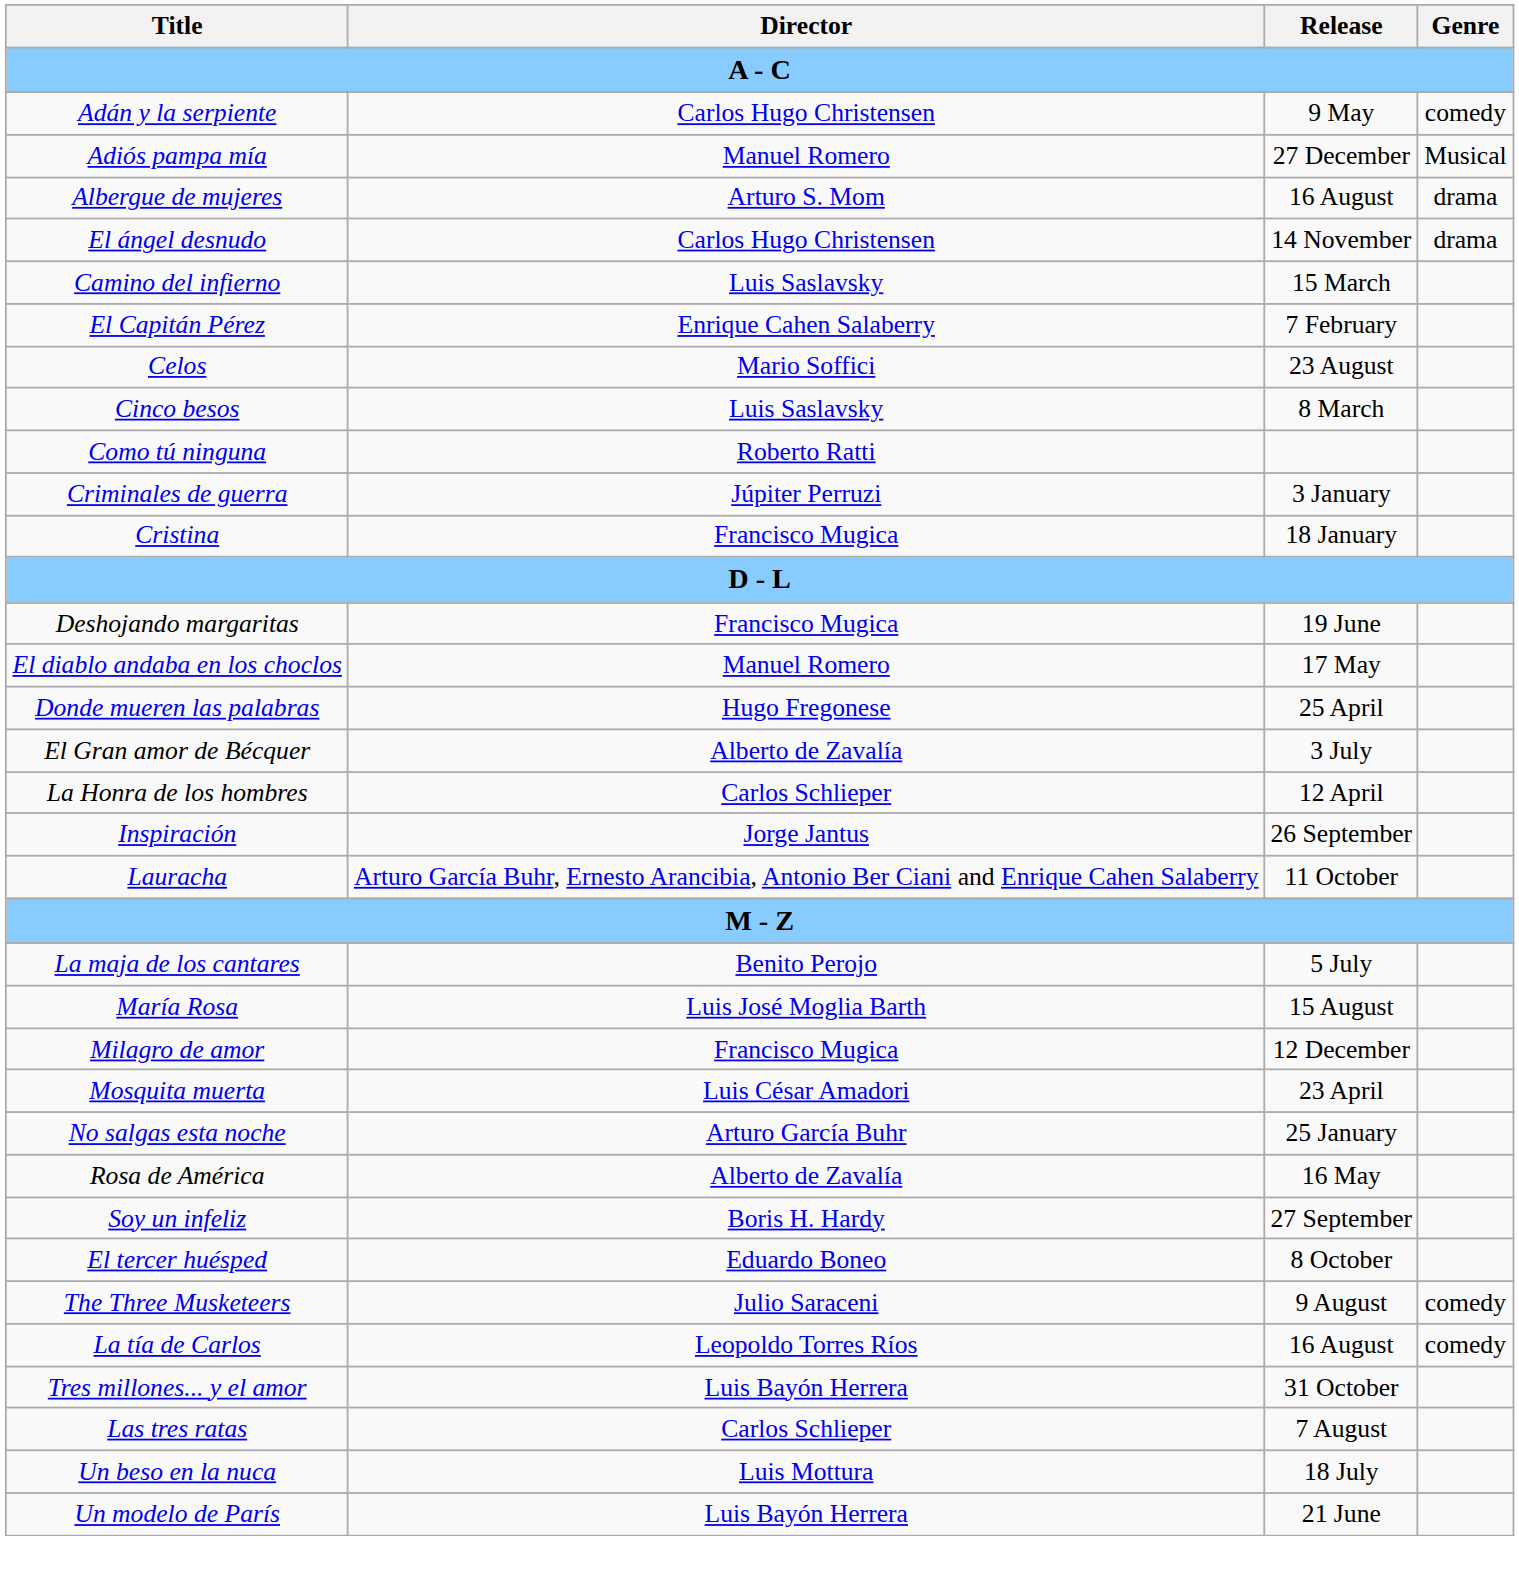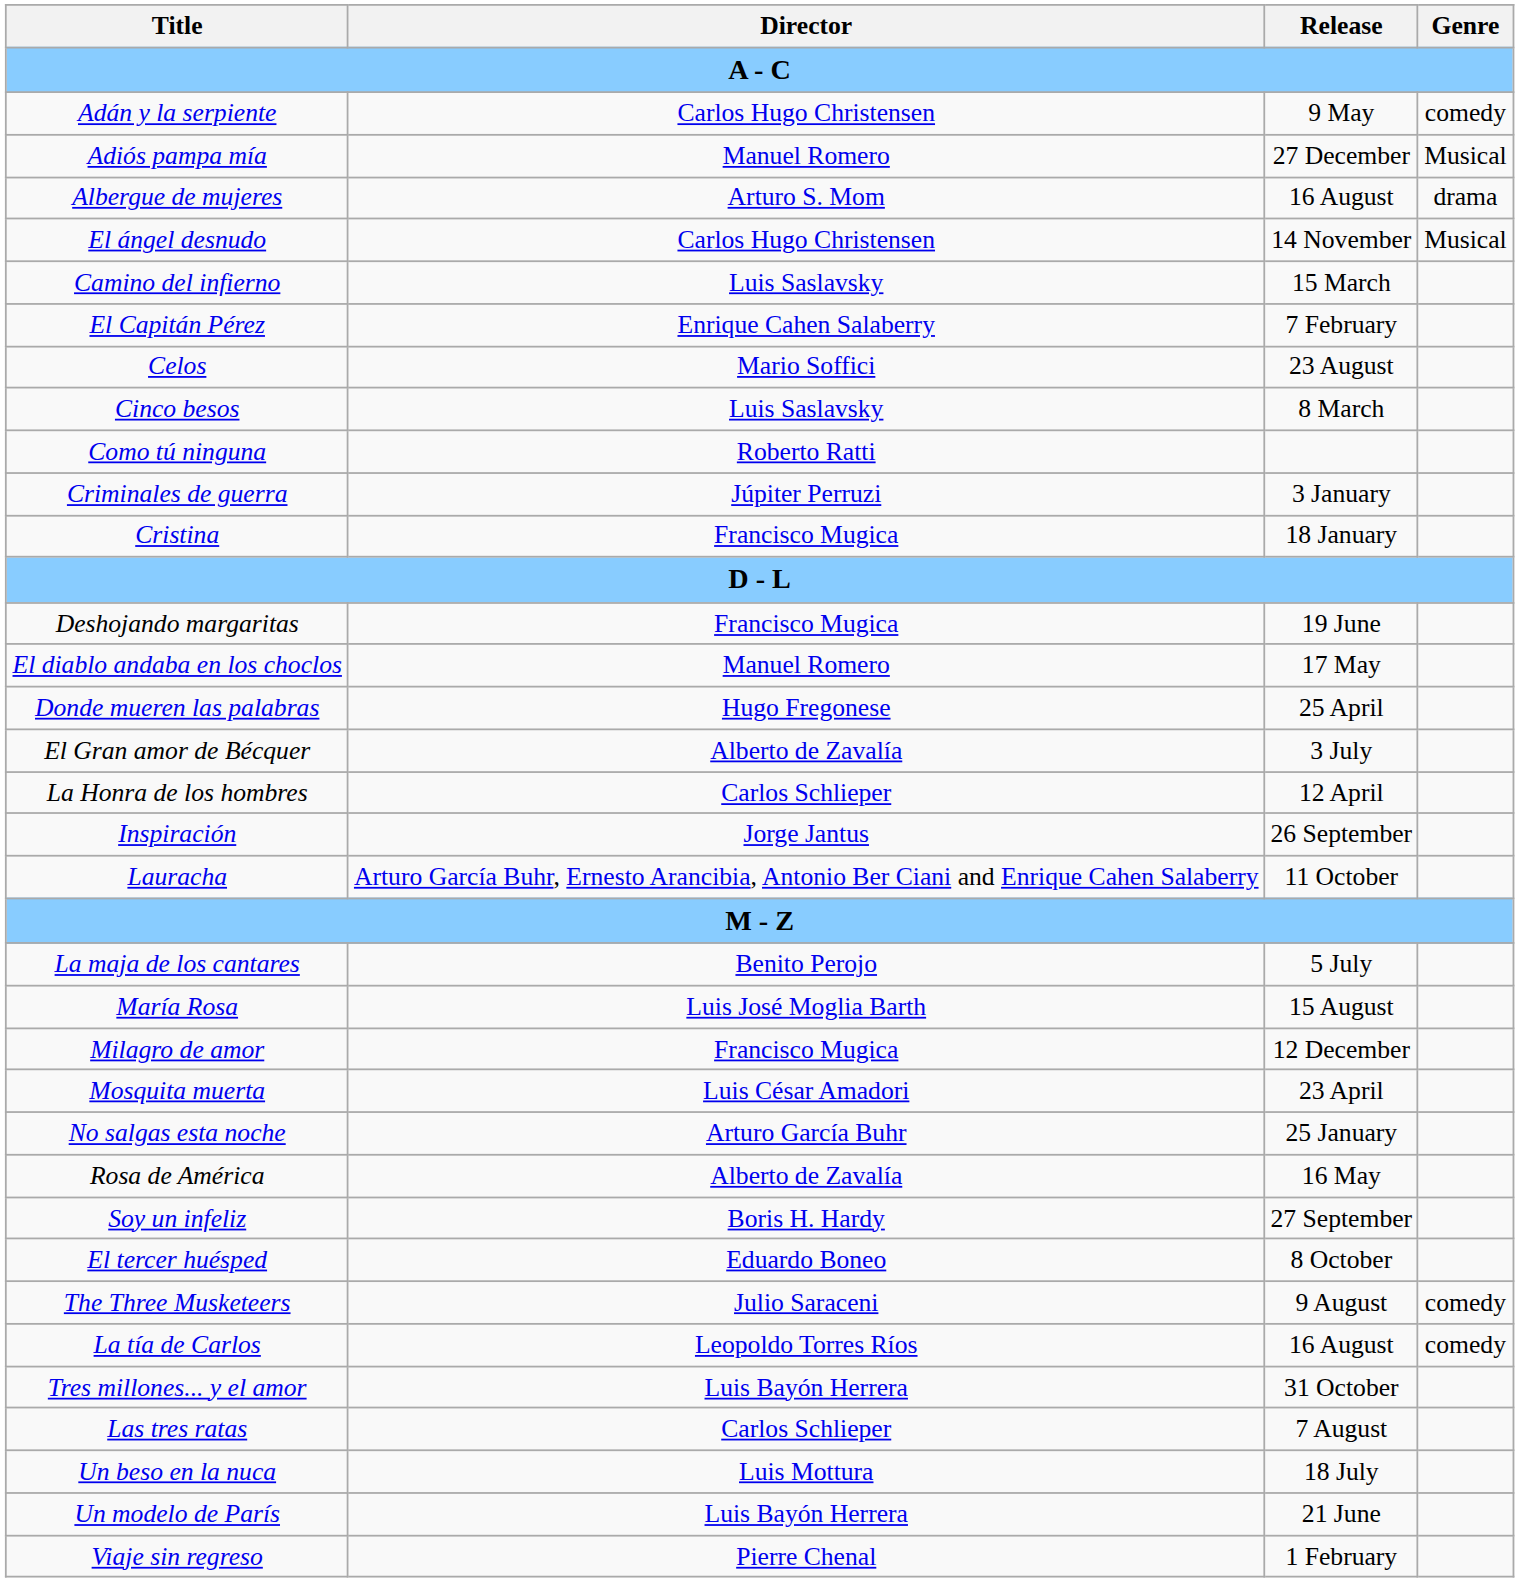(1465, 240) drama -> (1465, 240) Musical
+ row: (177, 1556)
